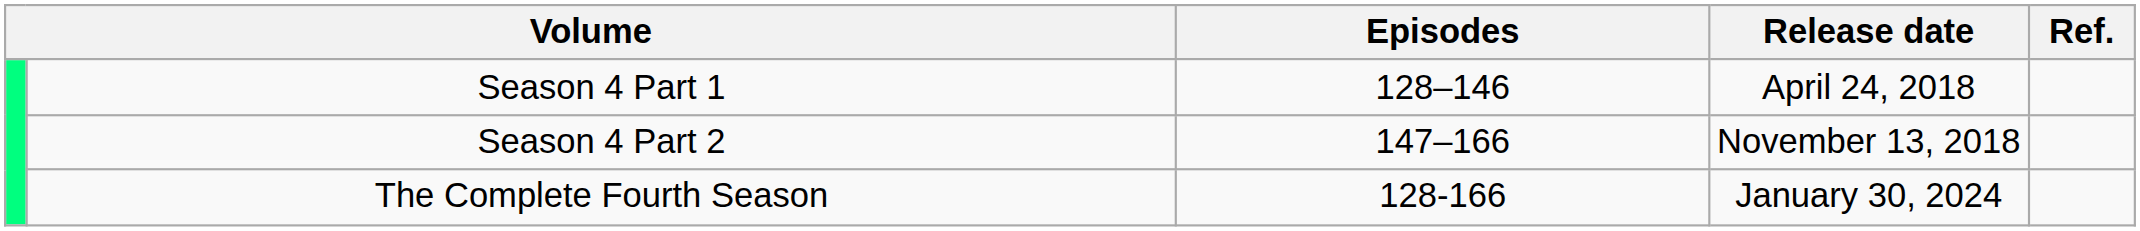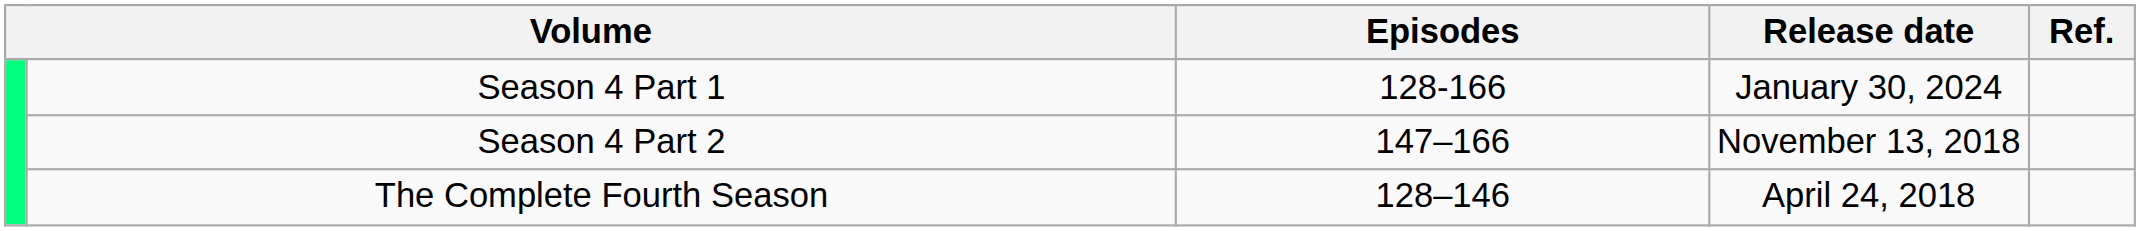(1443, 86) 128–146 -> (1443, 86) 128-166
(1869, 86) April 24, 2018 -> (1869, 86) January 30, 2024
(1443, 196) 128-166 -> (1443, 196) 128–146
(1869, 196) January 30, 2024 -> (1869, 196) April 24, 2018
